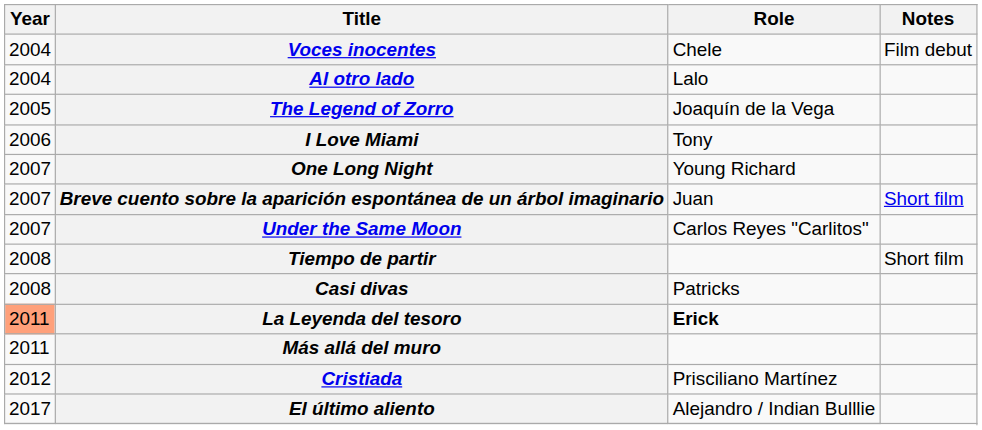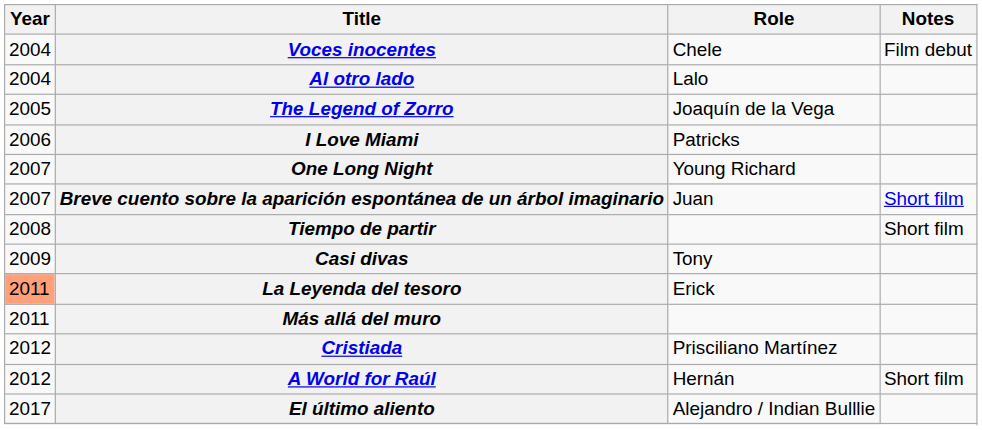(693, 139) Tony -> (706, 139) Patricks
- row: (362, 229)
(30, 288) 2008 -> (30, 259) 2009
(706, 288) Patricks -> (693, 259) Tony
(696, 318) bold -> (694, 288) normal
+ row: (362, 378)
